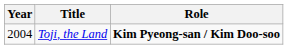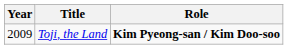(20, 34) 2004 -> (20, 34) 2009
